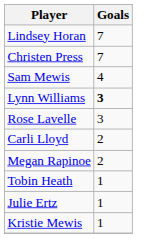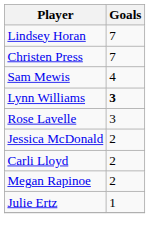+ row: (55, 139)
- row: (40, 181)
- row: (45, 222)
